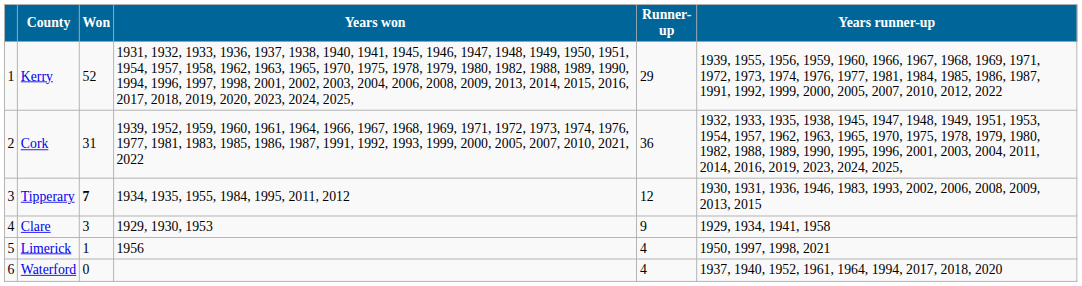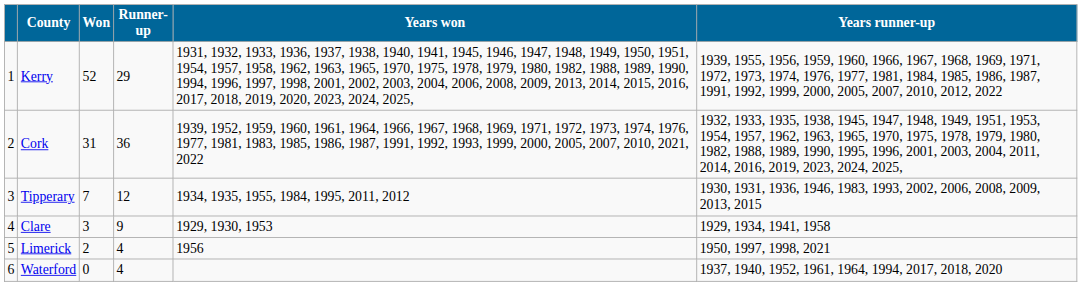columns swapped: (375, 23) <-> (667, 23)
(86, 196) bold -> (86, 196) normal
(86, 248) 1 -> (86, 248) 2
